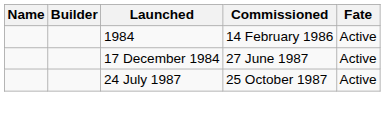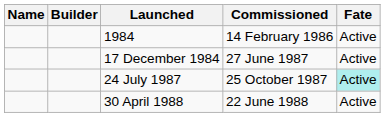(358, 79) no background -> (358, 79) paleturquoise background
+ row: (144, 101)
